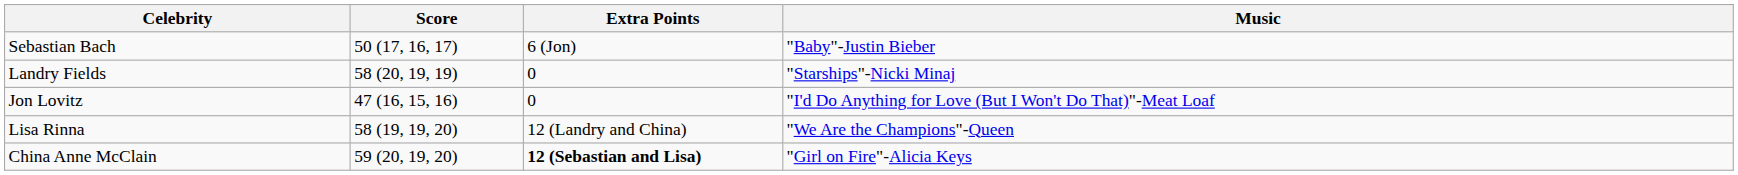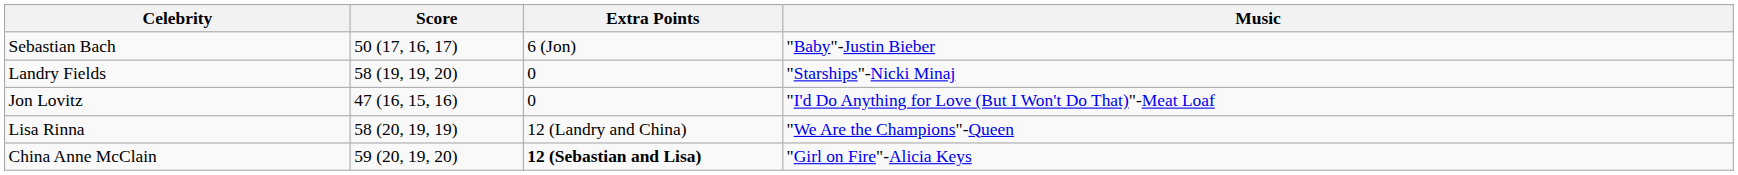(406, 73) 58 (20, 19, 19) -> (406, 73) 58 (19, 19, 20)
(406, 128) 58 (19, 19, 20) -> (406, 128) 58 (20, 19, 19)
